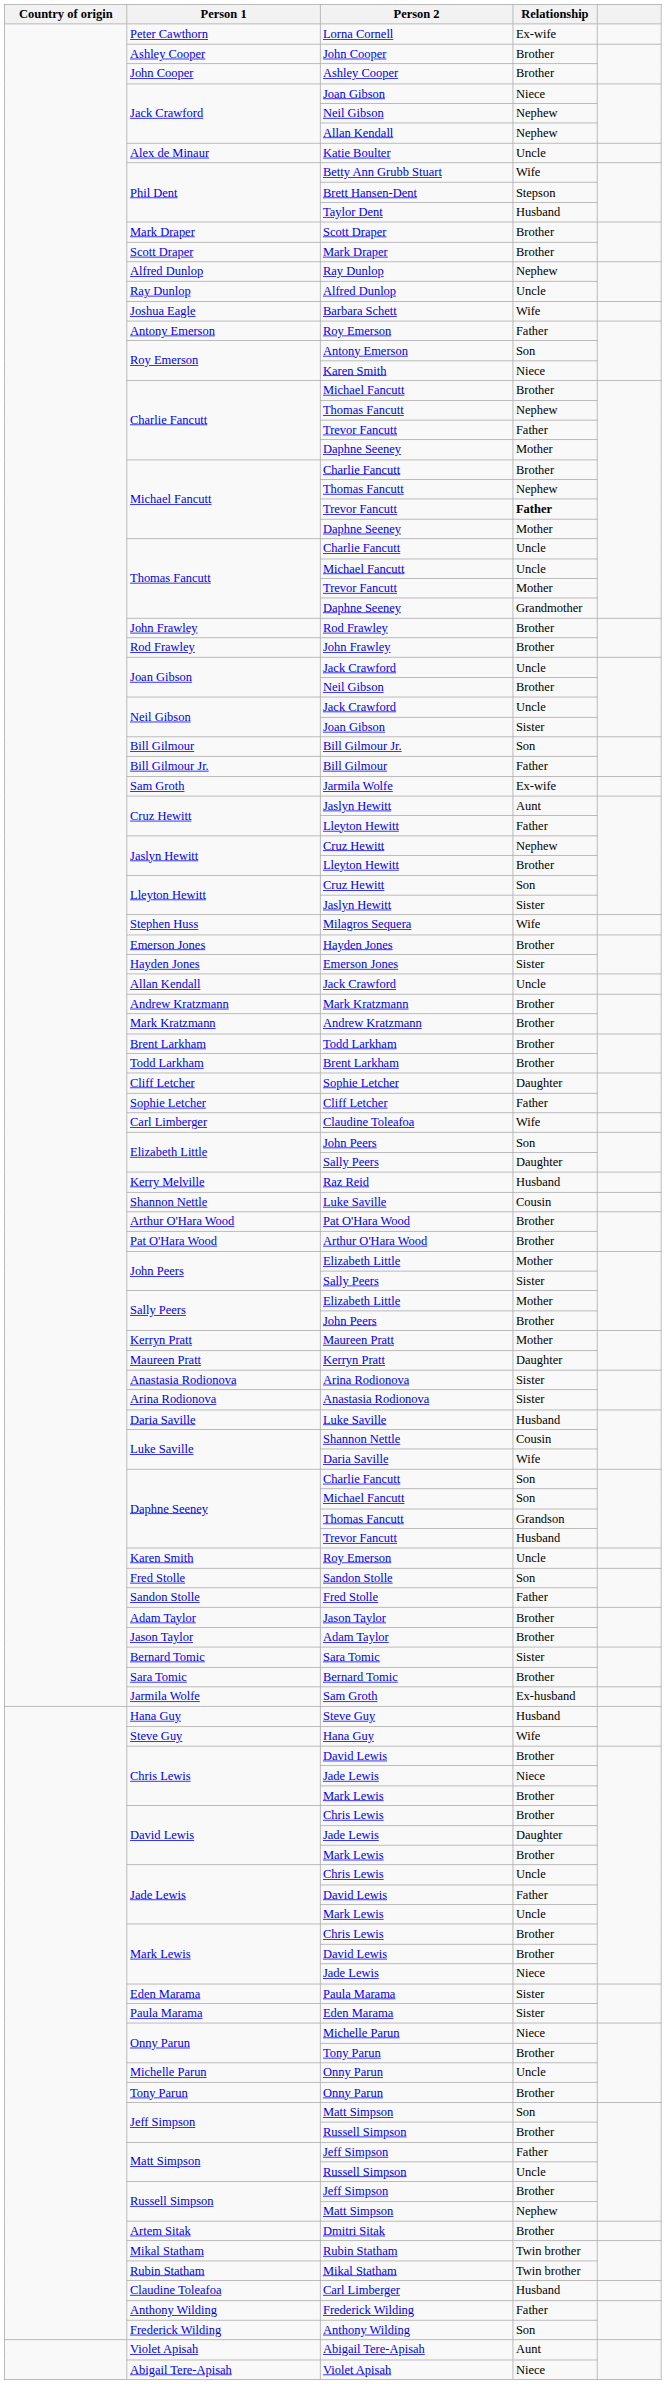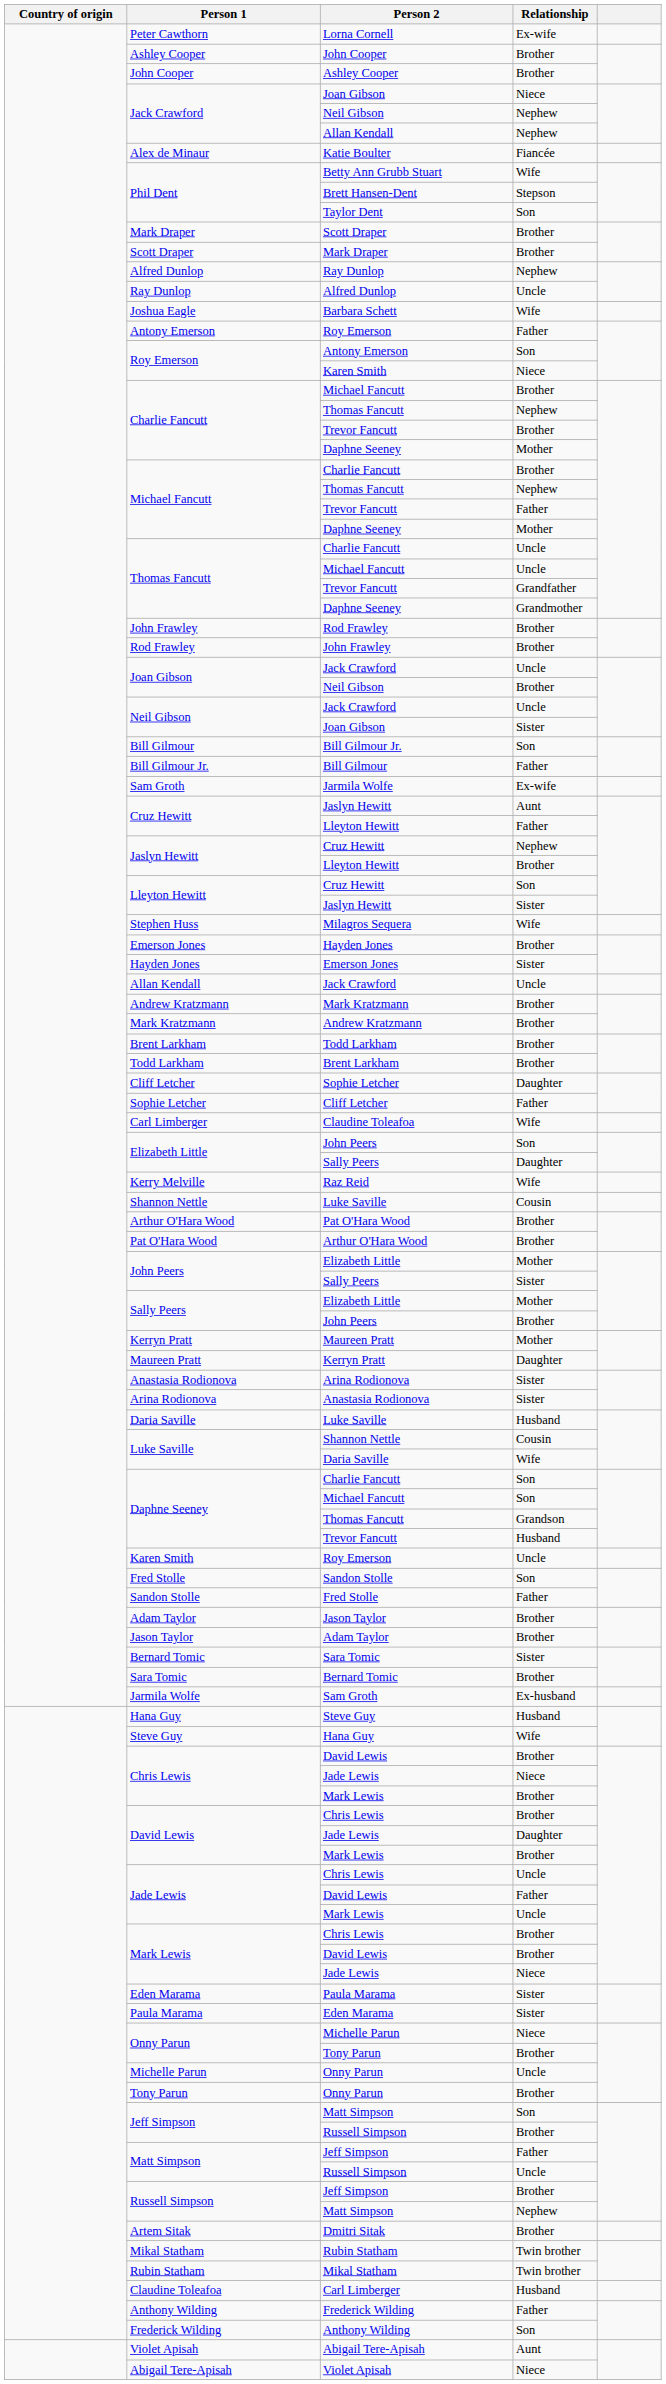(531, 152) Uncle -> (535, 152) Fiancée
(538, 212) Husband -> (526, 212) Son
(532, 430) Father -> (535, 430) Brother
(534, 509) bold -> (532, 509) normal
(534, 588) Mother -> (546, 588) Grandfather
(538, 1182) Husband -> (528, 1182) Wife
